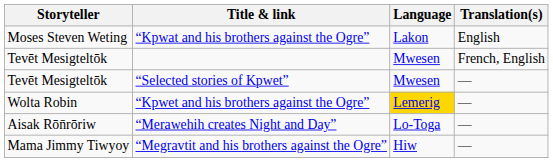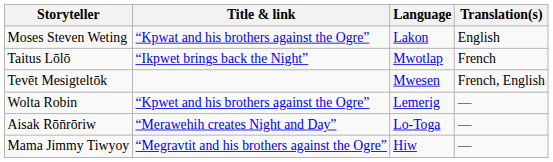+ row: (222, 59)
- row: (212, 80)
(417, 102) gold background -> (417, 102) no background
